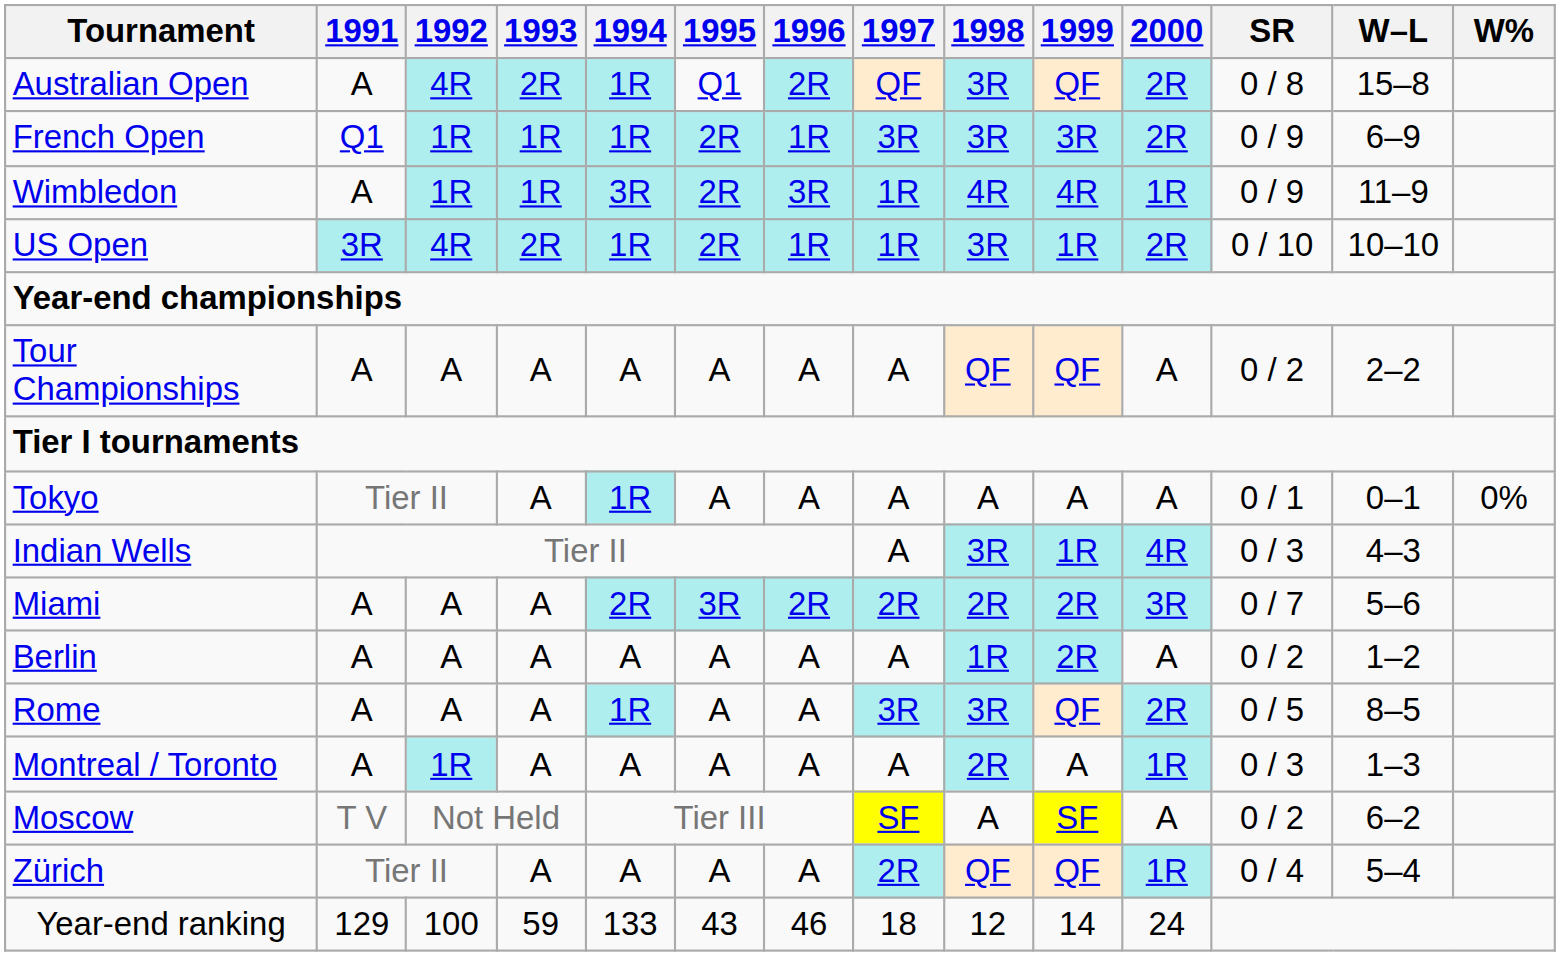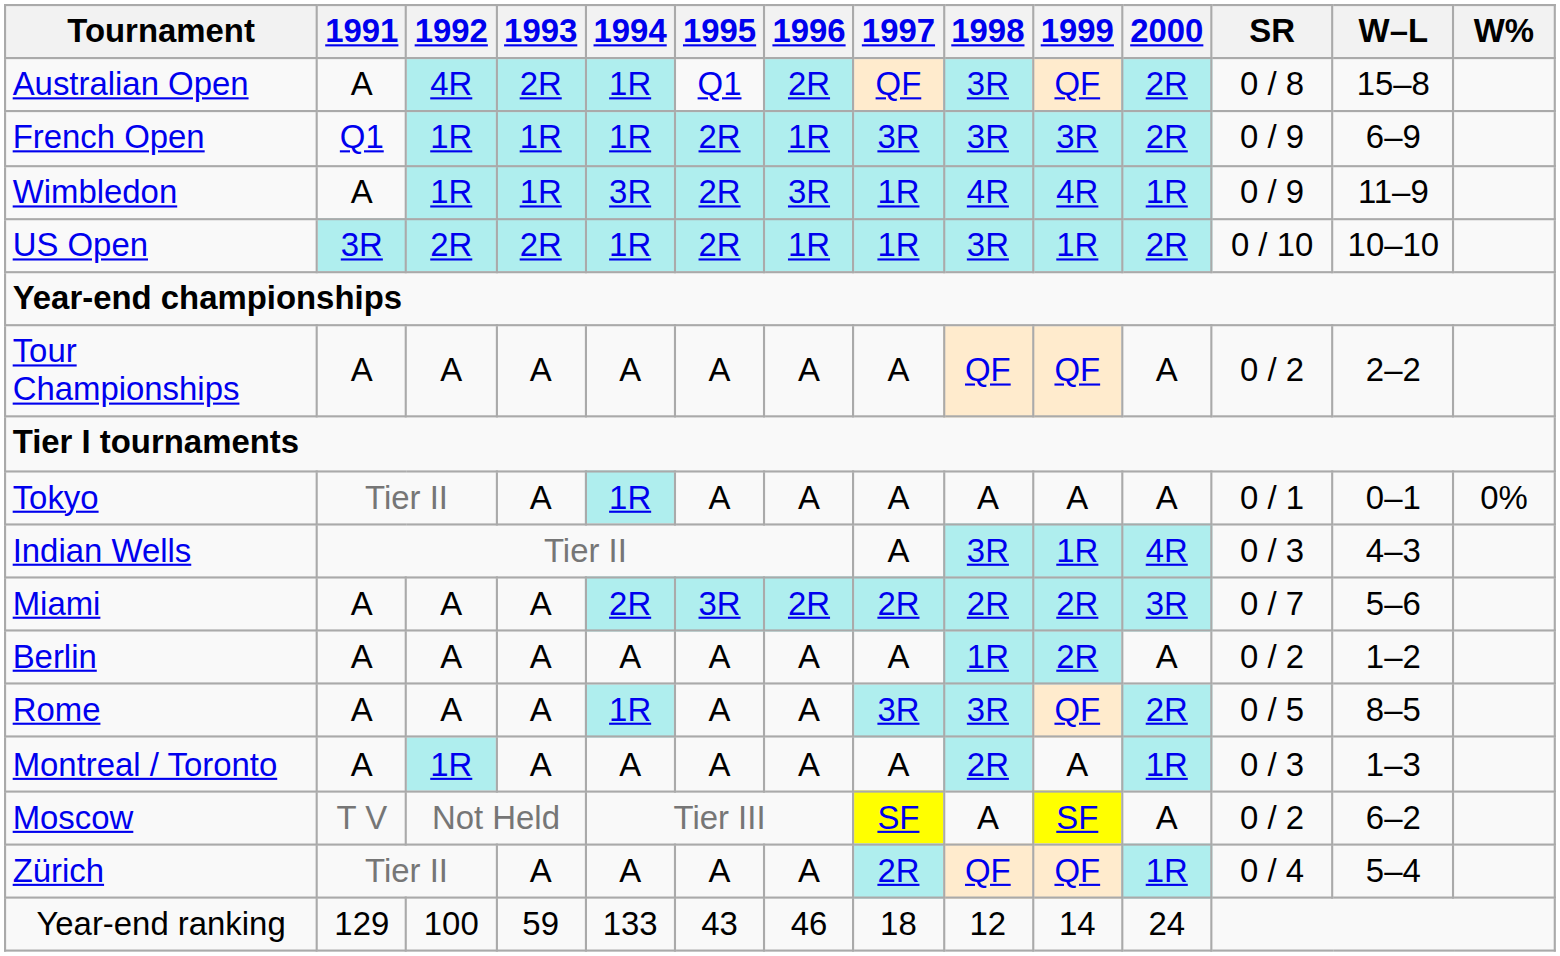(451, 244) 4R -> (451, 244) 2R
